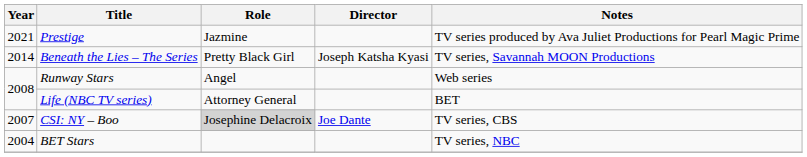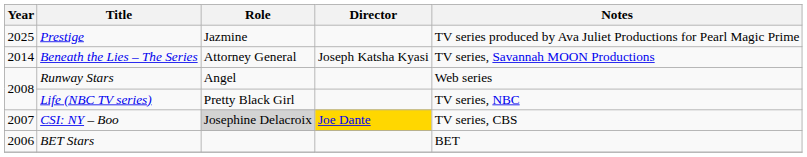(21, 36) 2021 -> (21, 36) 2025
(249, 57) Pretty Black Girl -> (250, 57) Attorney General
(250, 99) Attorney General -> (249, 99) Pretty Black Girl
(447, 99) BET -> (477, 99) TV series, NBC
(344, 120) no background -> (344, 120) gold background
(21, 141) 2004 -> (21, 141) 2006
(477, 141) TV series, NBC -> (447, 141) BET
